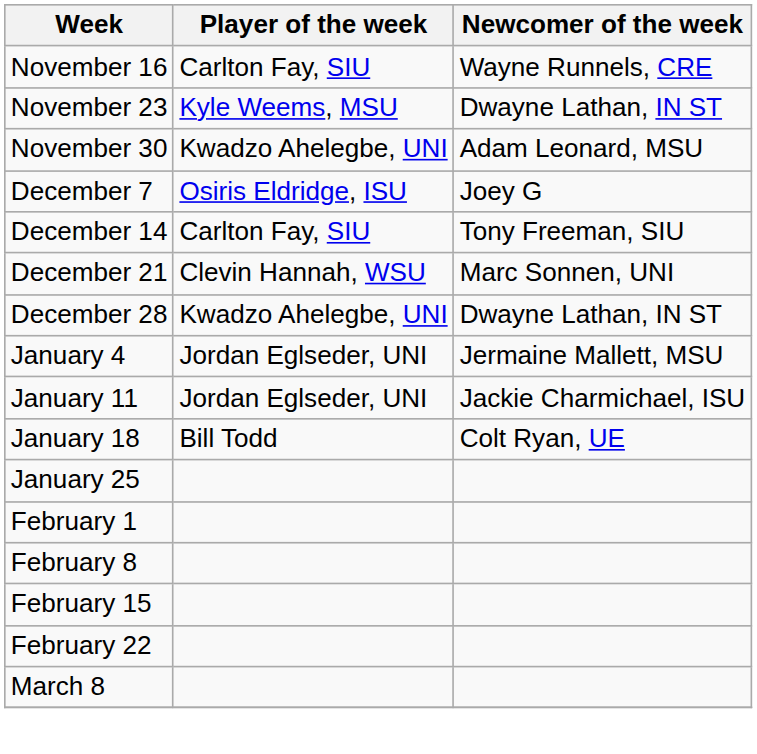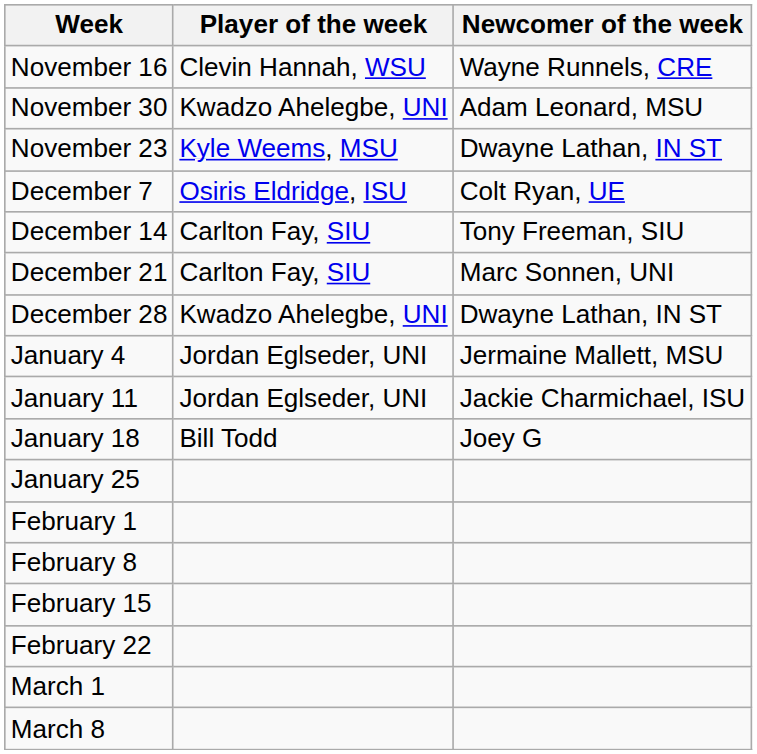(275, 66) Carlton Fay, SIU -> (303, 66) Clevin Hannah, WSU
rows swapped: (89, 107) <-> (89, 149)
(501, 190) Joey G -> (542, 190) Colt Ryan, UE
(303, 273) Clevin Hannah, WSU -> (275, 273) Carlton Fay, SIU
(542, 438) Colt Ryan, UE -> (501, 438) Joey G
+ row: (58, 686)
